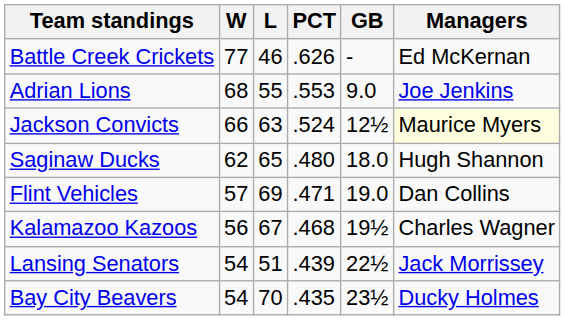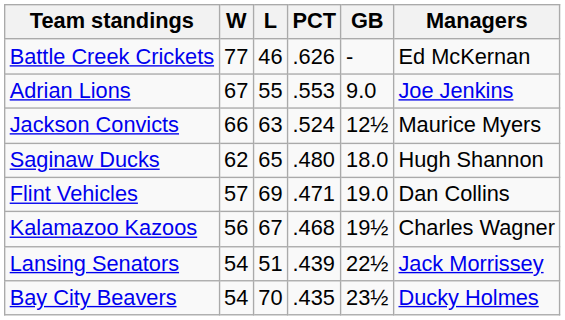(236, 90) 68 -> (236, 90) 67
(470, 125) lightyellow background -> (470, 125) no background
